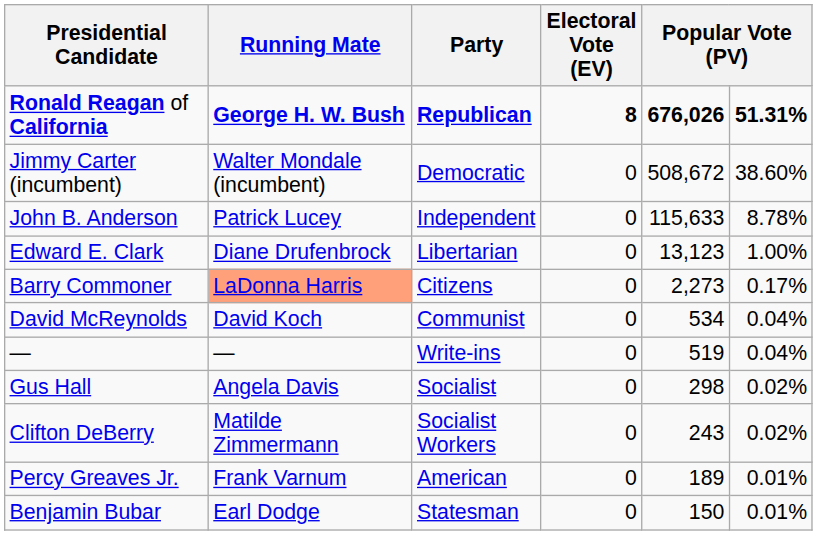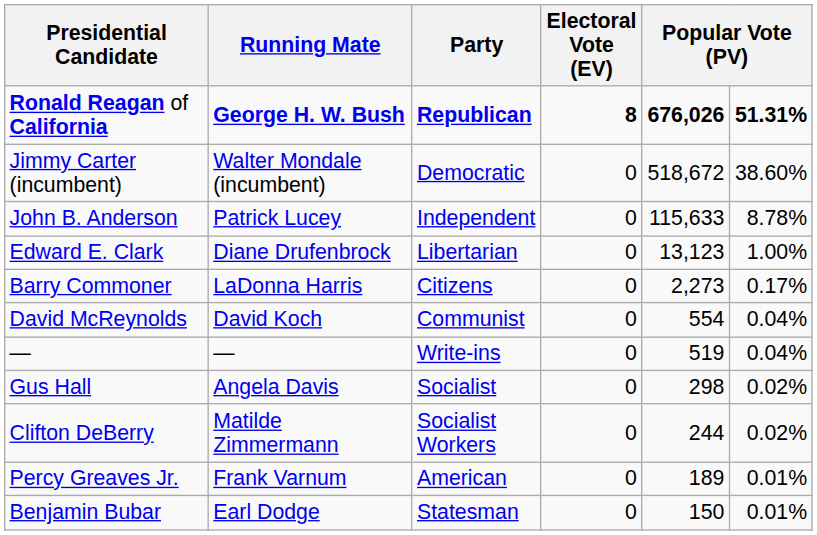(686, 172) 508,672 -> (686, 172) 518,672
(288, 285) lightsalmon background -> (288, 285) no background
(707, 319) 534 -> (707, 319) 554
(707, 432) 243 -> (707, 432) 244
